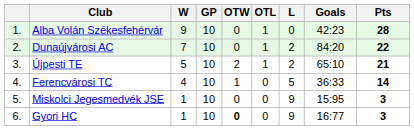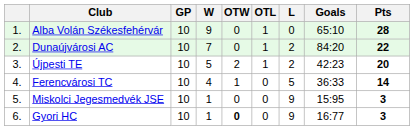columns swapped: (209, 13) <-> (183, 13)
(330, 30) 42:23 -> (330, 30) 65:10
(330, 64) 65:10 -> (330, 64) 42:23
(383, 64) 21 -> (383, 64) 20
